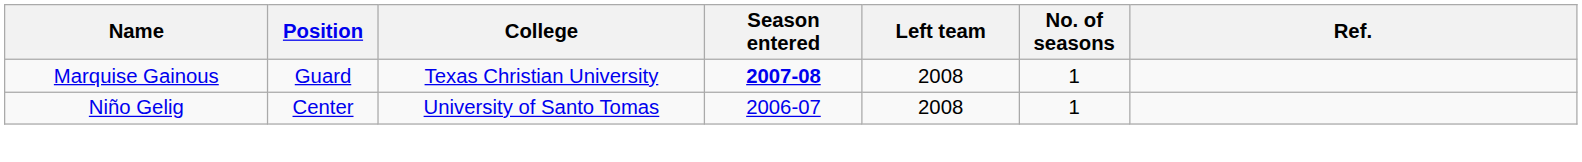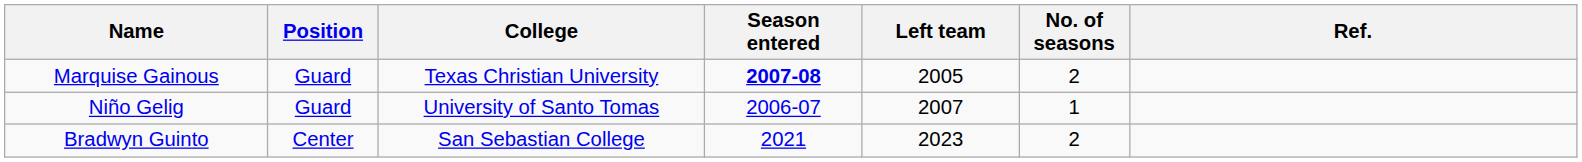(941, 75) 2008 -> (941, 75) 2005
(1074, 75) 1 -> (1074, 75) 2
(323, 107) Center -> (323, 107) Guard
(941, 107) 2008 -> (941, 107) 2007
+ row: (136, 140)
